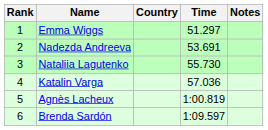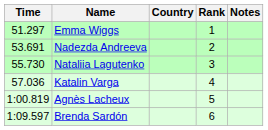columns swapped: (20, 13) <-> (204, 13)
